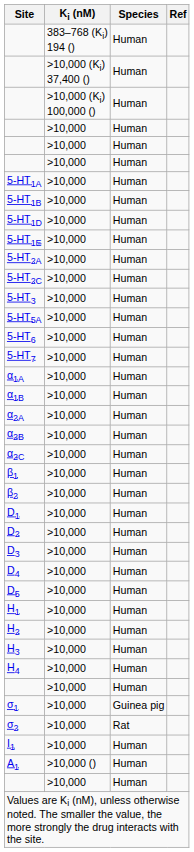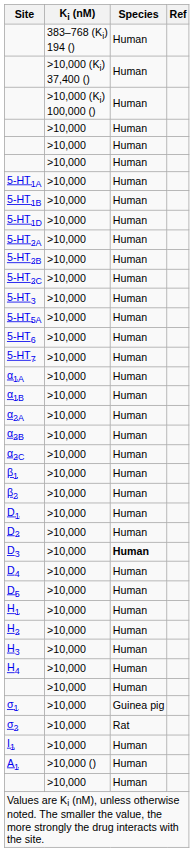- row: (24, 240)
+ row: (24, 259)
(130, 552) normal -> (131, 552) bold
